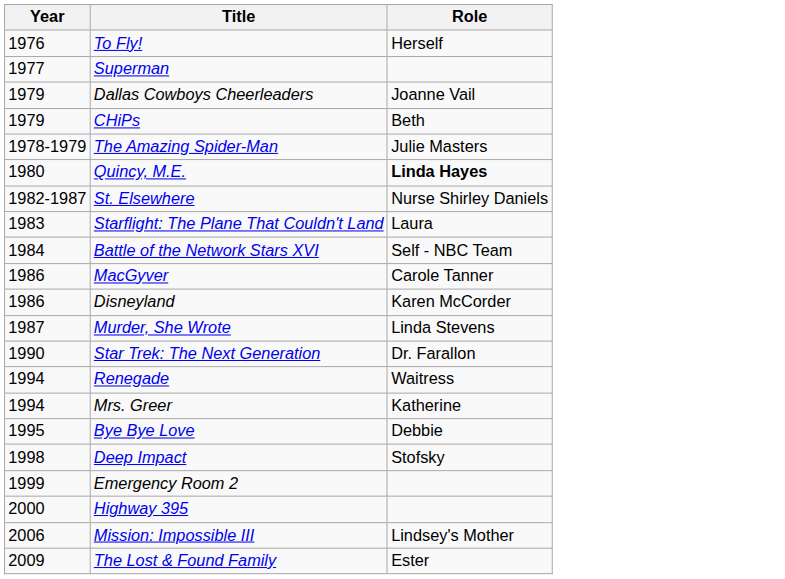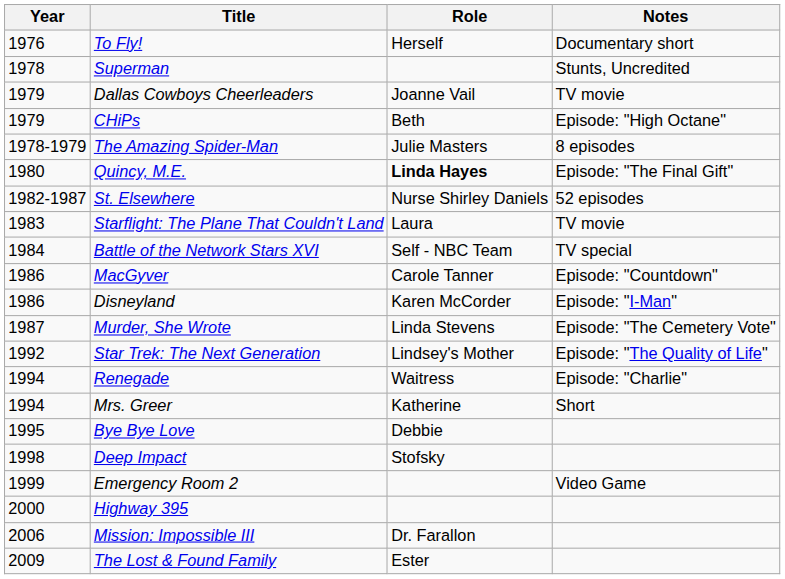+ column: (666, 17)
(26, 69) 1977 -> (26, 69) 1978
(26, 353) 1990 -> (26, 353) 1992
(433, 353) Dr. Farallon -> (453, 353) Lindsey's Mother
(453, 535) Lindsey's Mother -> (433, 535) Dr. Farallon
